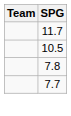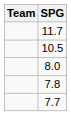+ row: (52, 66)
